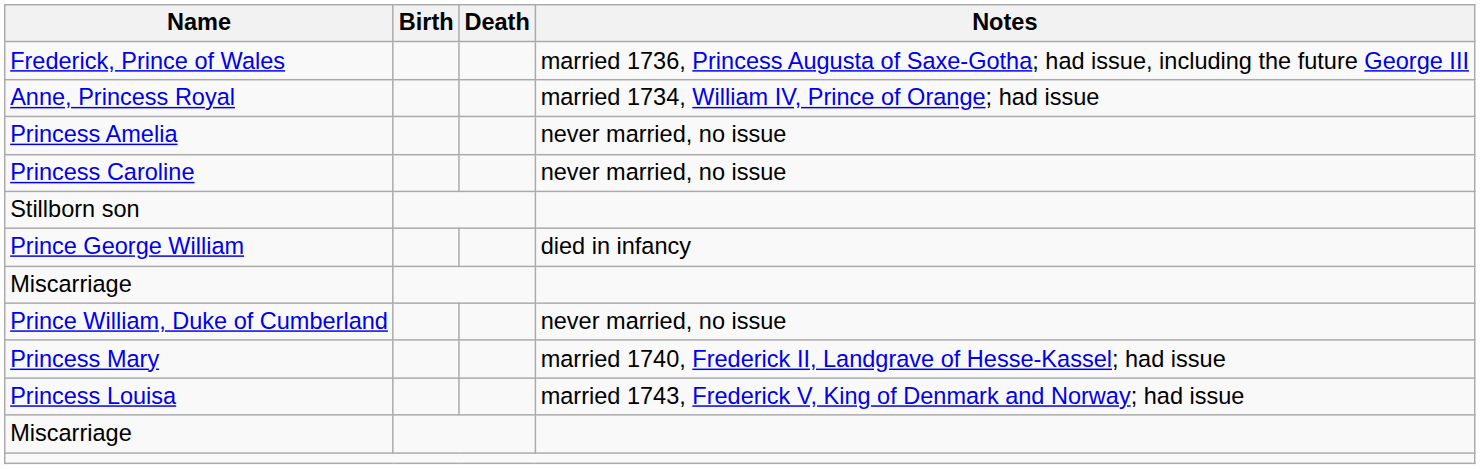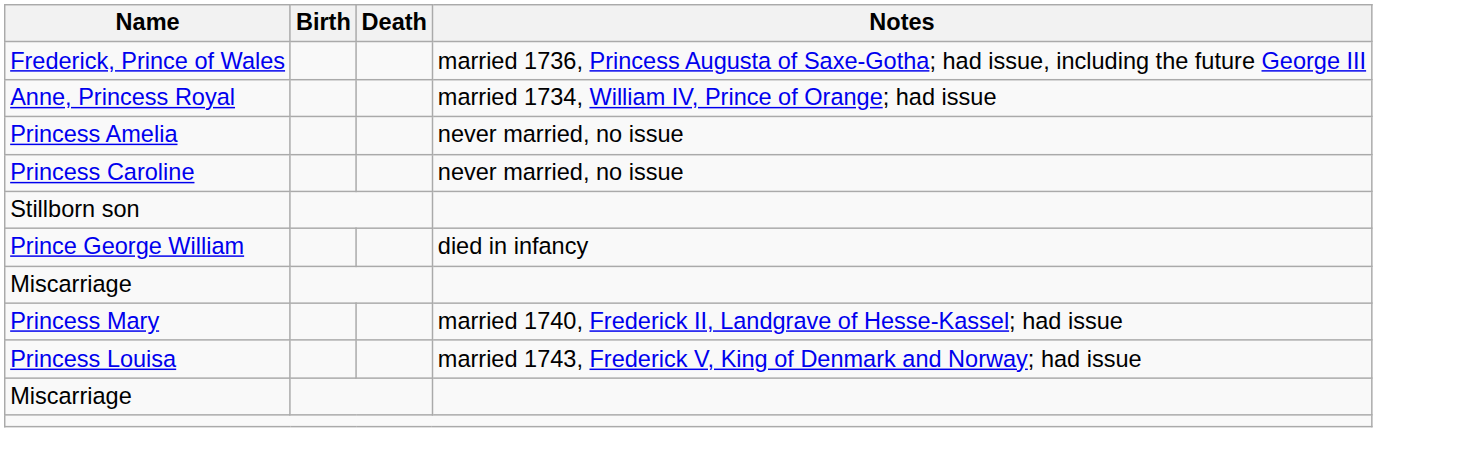- row: (199, 321)
